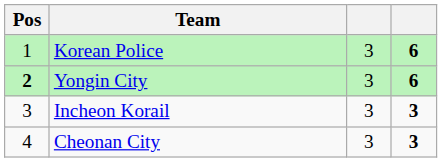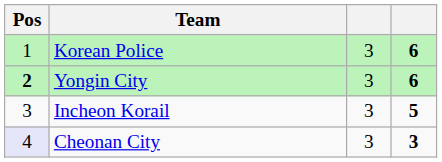(414, 111) 3 -> (414, 111) 5
(27, 141) no background -> (27, 141) lavender background
